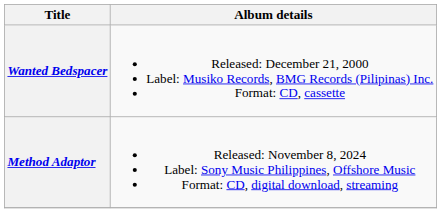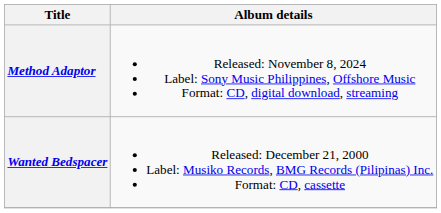rows swapped: (57, 70) <-> (51, 162)
